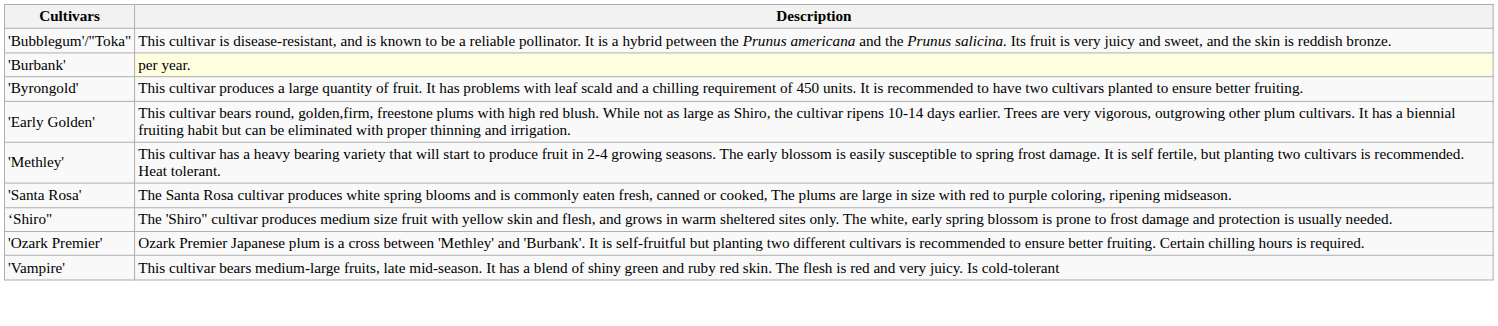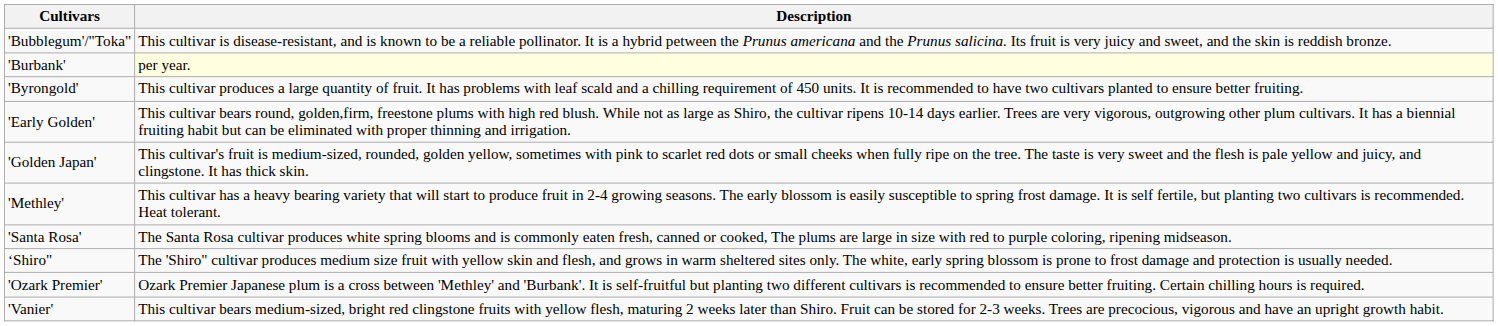+ row: (52, 162)
- row: (36, 267)
+ row: (31, 308)
